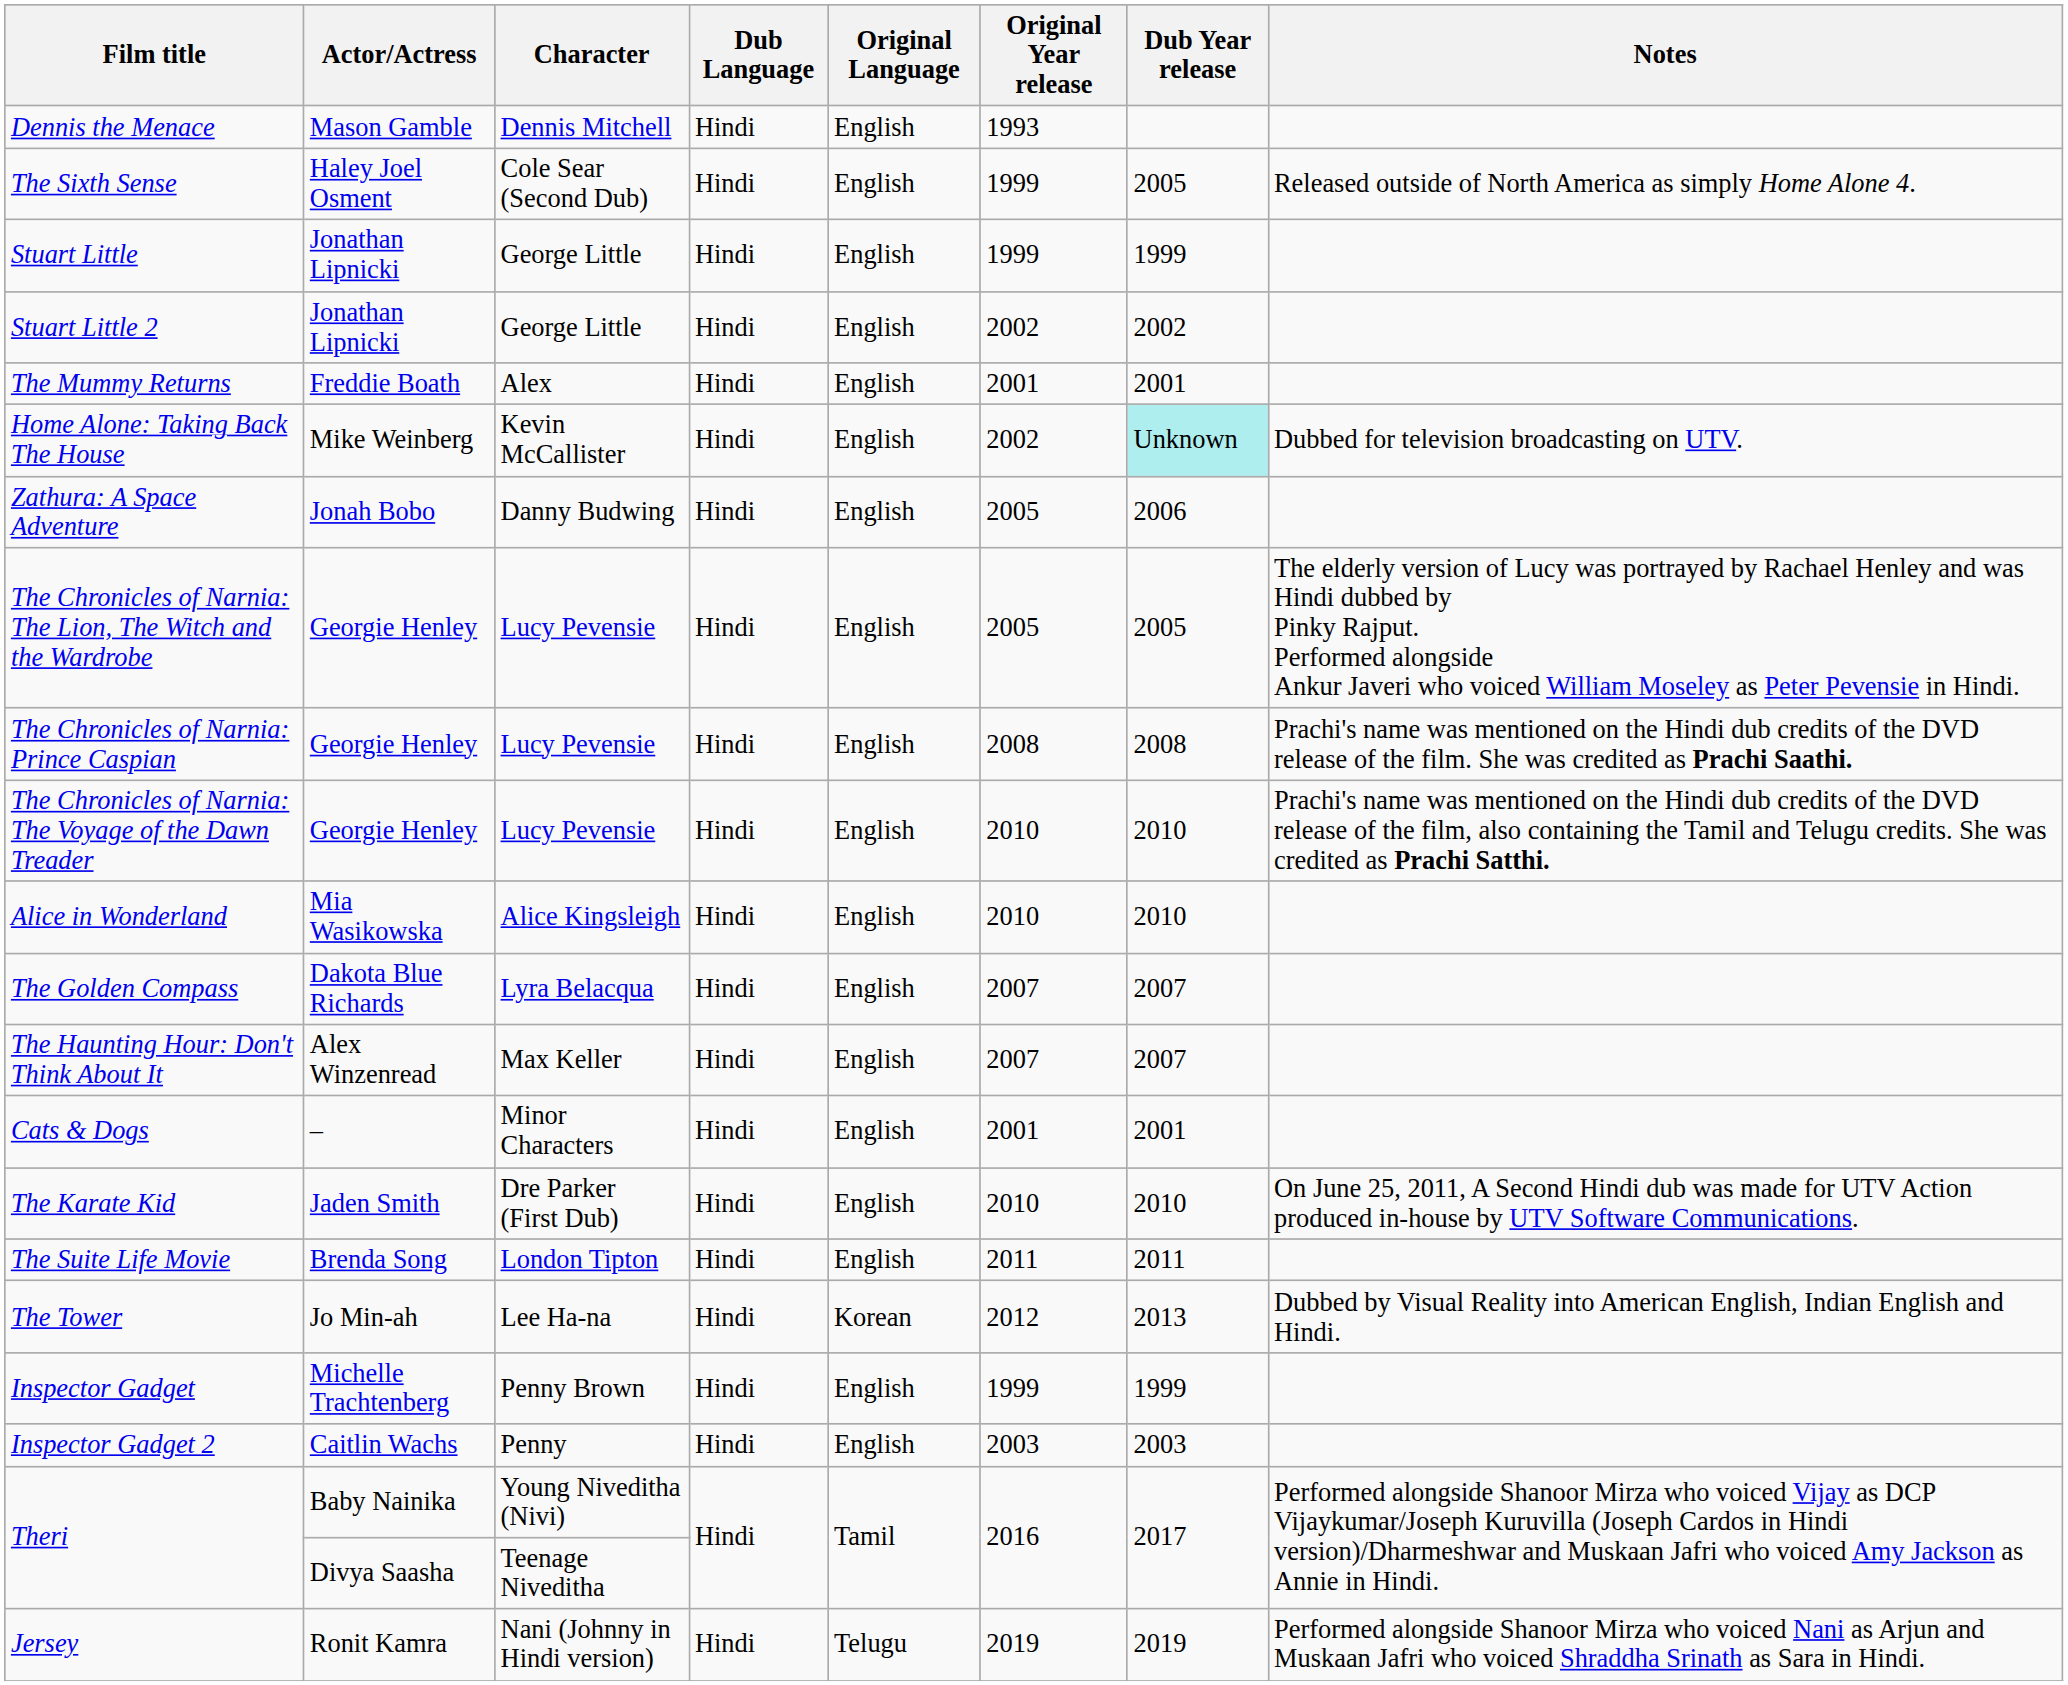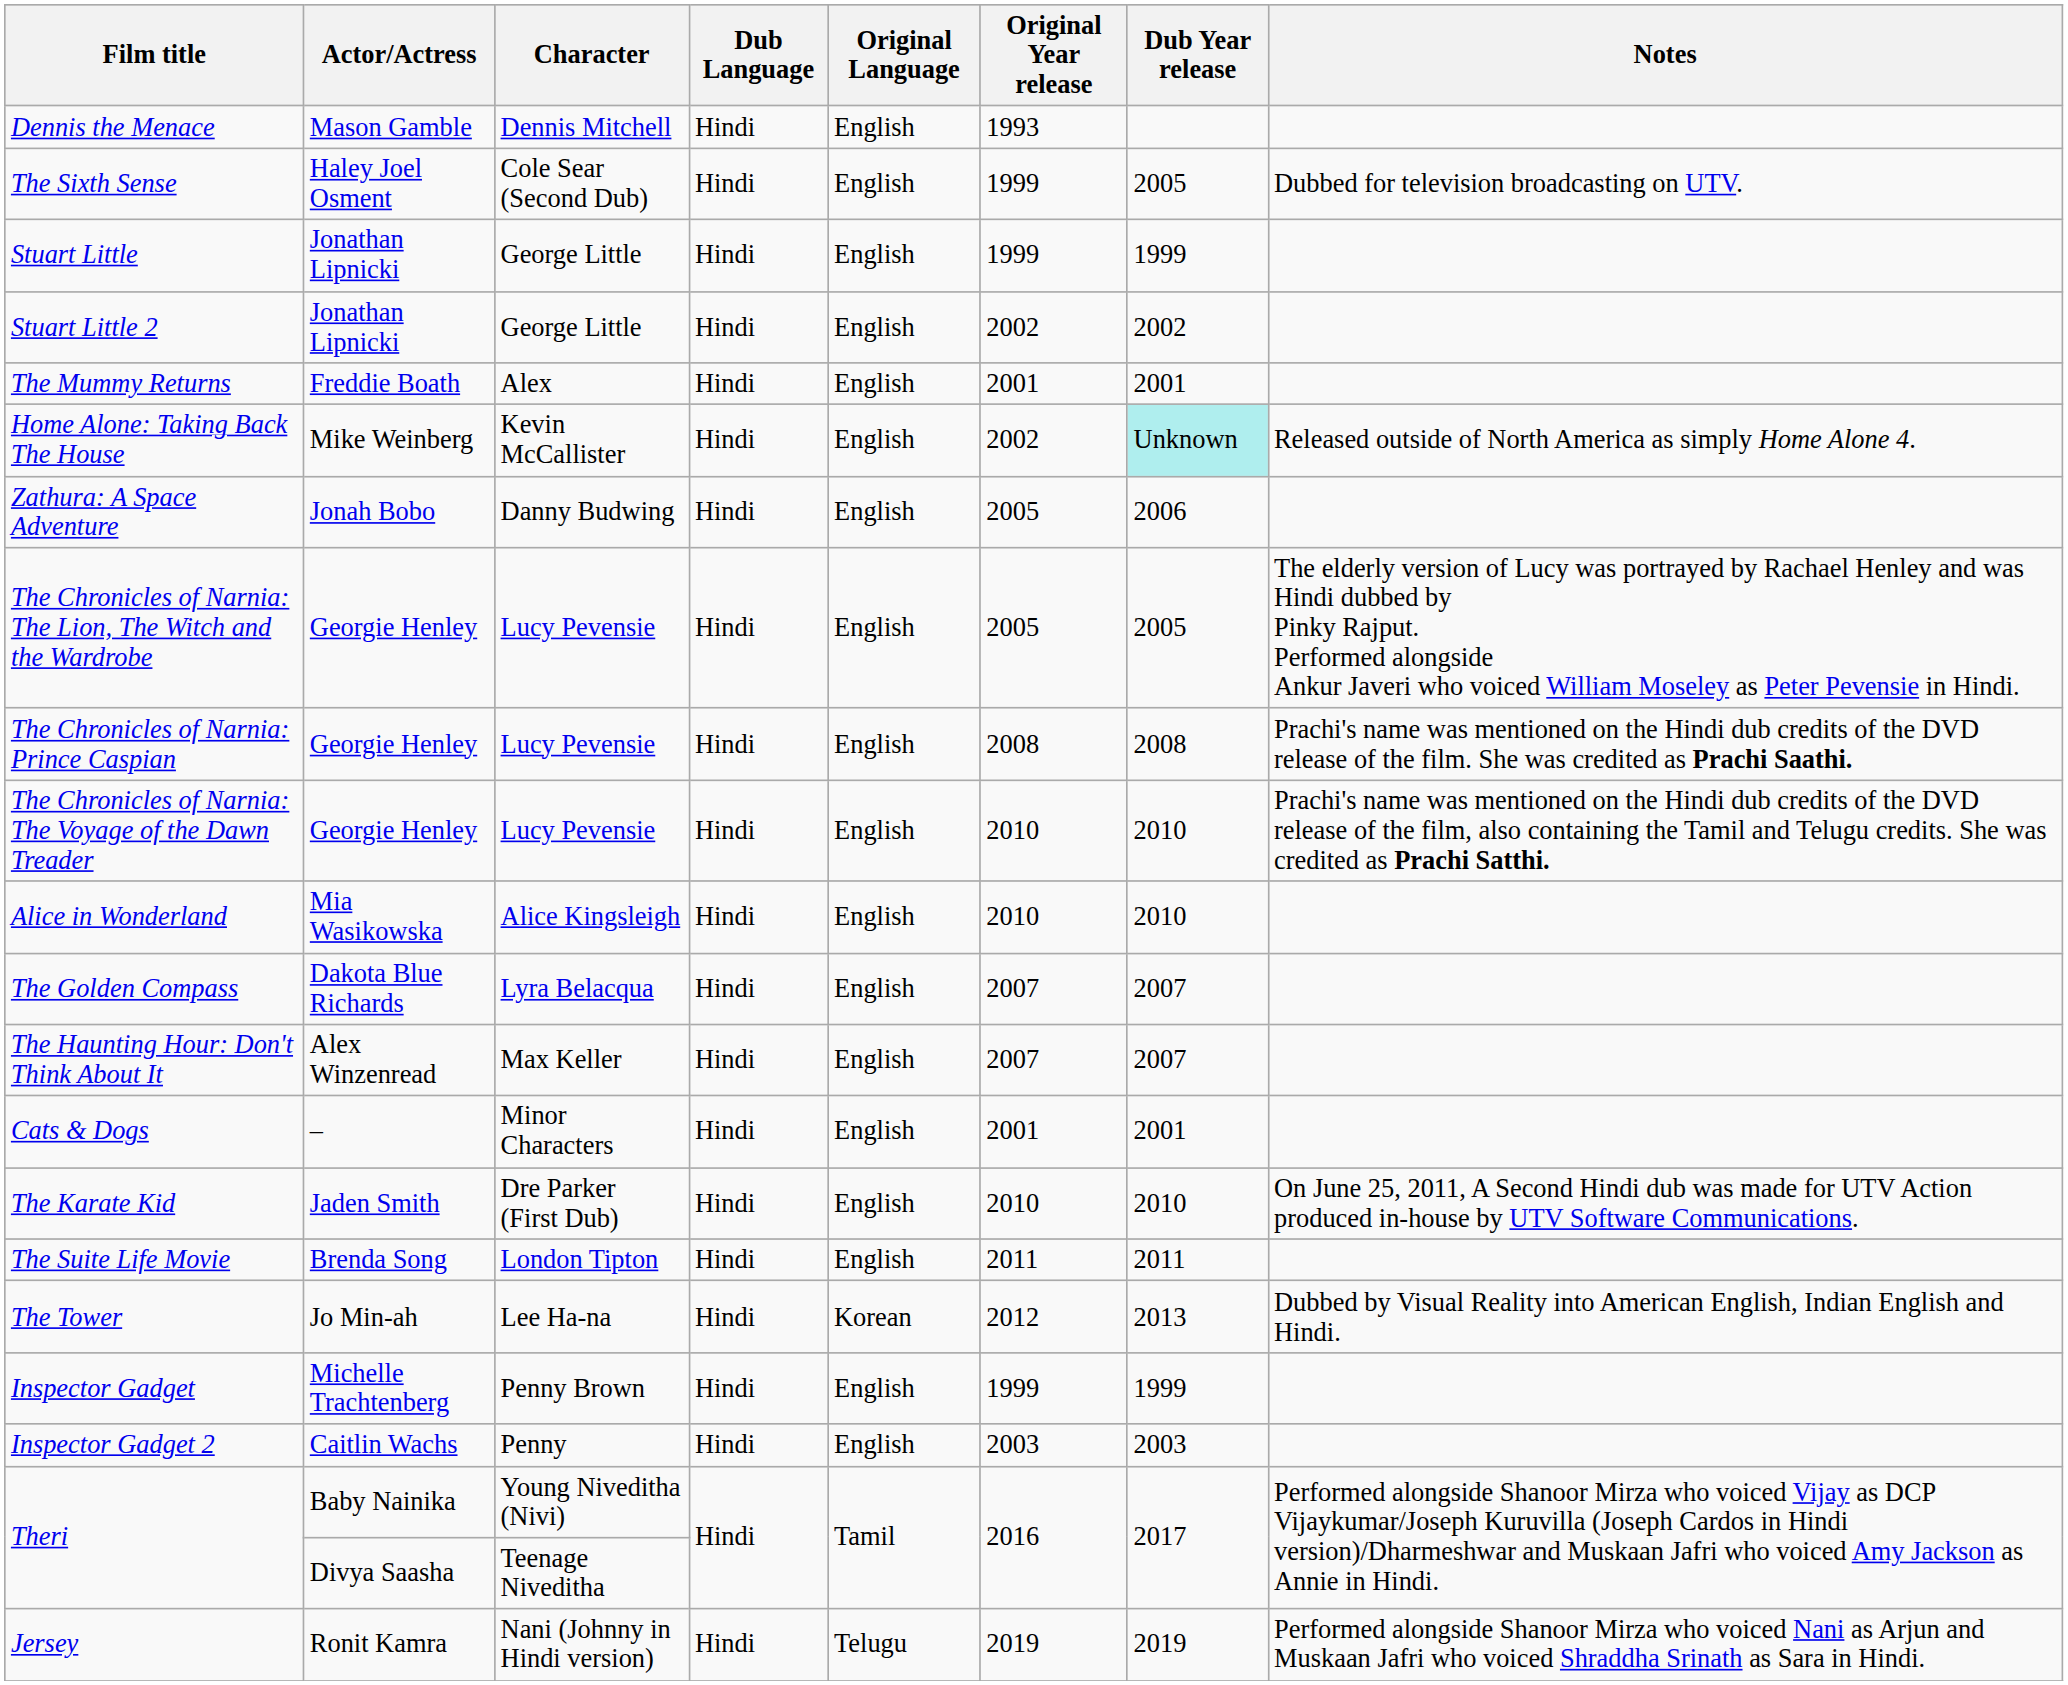(1595, 183) Released outside of North America as simply Home Alone 4. -> (1508, 183) Dubbed for television broadcasting on UTV.
(1508, 439) Dubbed for television broadcasting on UTV. -> (1595, 439) Released outside of North America as simply Home Alone 4.
